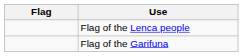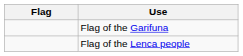rows swapped: (124, 43) <-> (135, 28)
